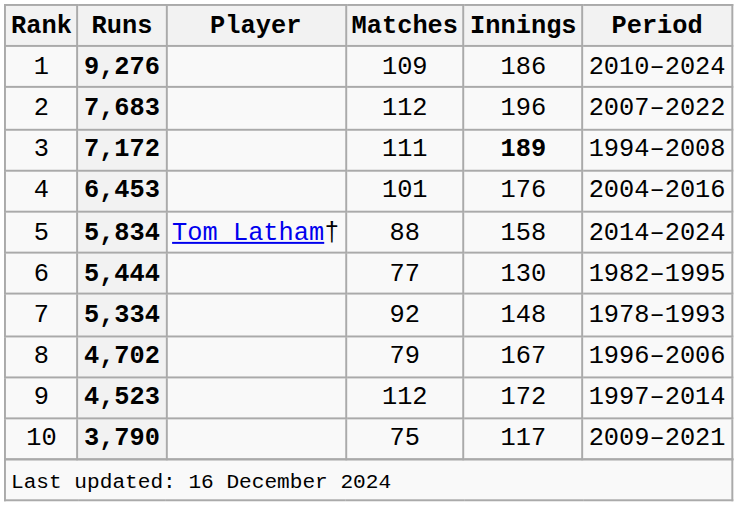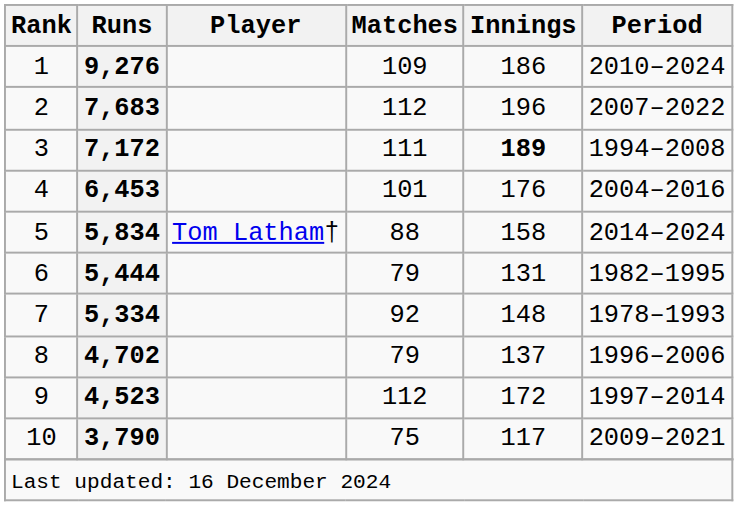(405, 274) 77 -> (405, 274) 79
(523, 274) 130 -> (523, 274) 131
(523, 356) 167 -> (523, 356) 137
